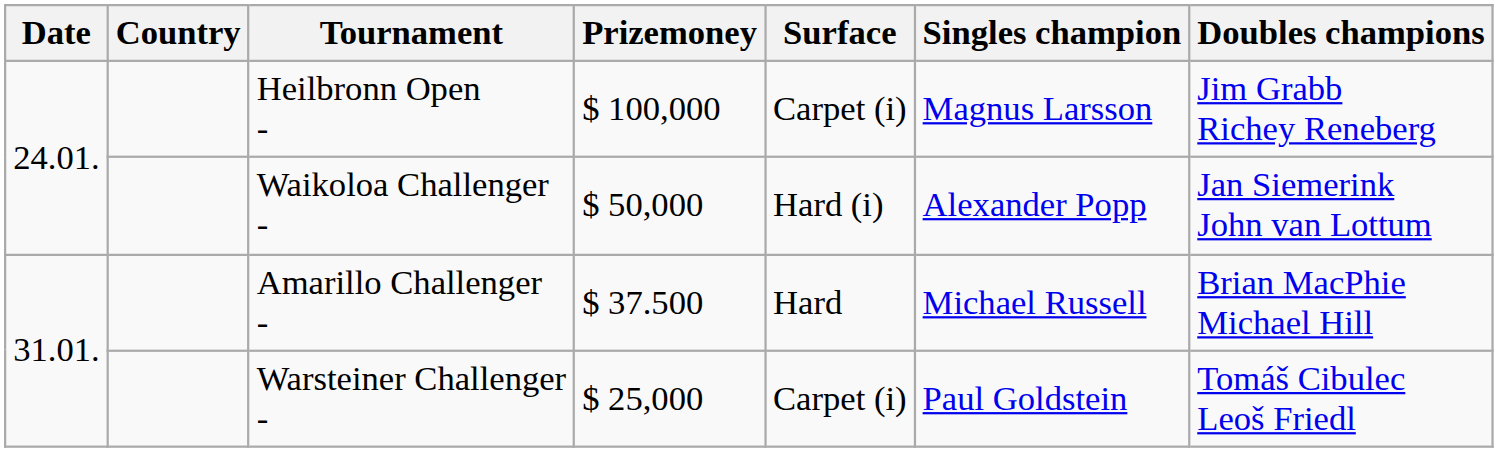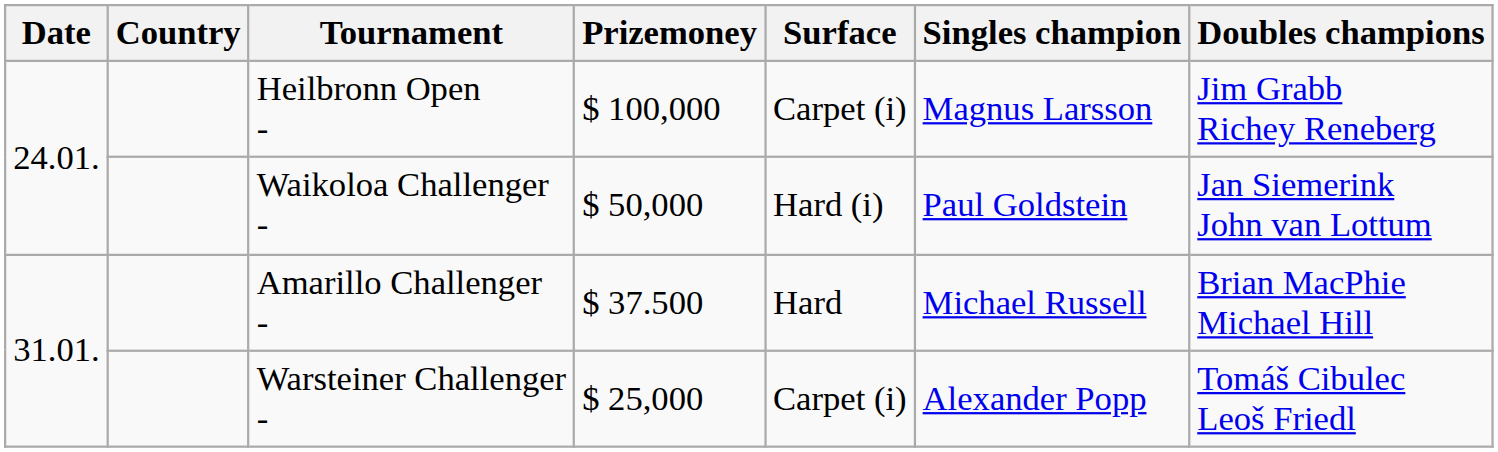(1035, 204) Alexander Popp -> (1025, 204) Paul Goldstein
(1025, 397) Paul Goldstein -> (1035, 397) Alexander Popp
